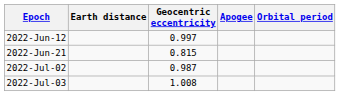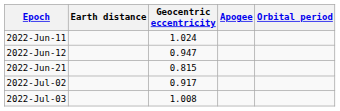+ row: (36, 38)
(183, 38) 0.997 -> (183, 53) 0.947
(183, 68) 0.987 -> (183, 83) 0.917
